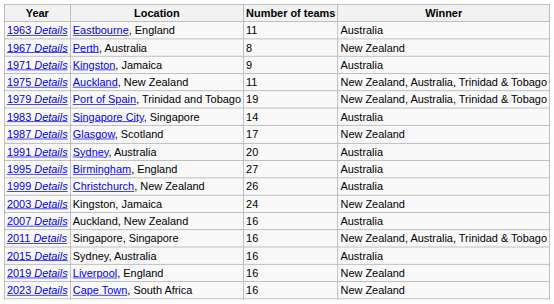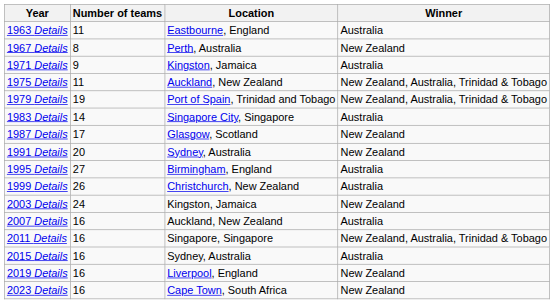columns swapped: (157, 13) <-> (291, 13)
(362, 152) Australia -> (373, 152) New Zealand
